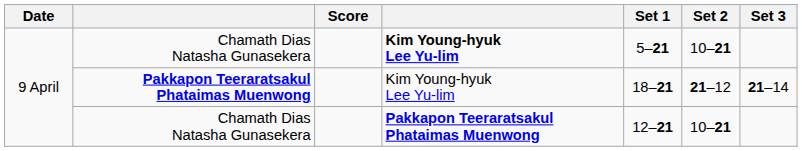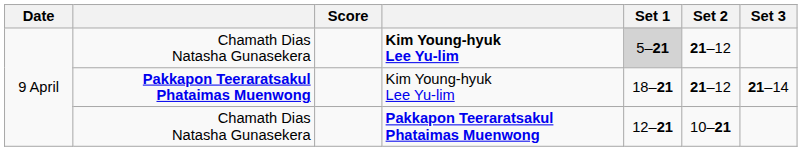(653, 48) no background -> (653, 48) lightgrey background
(710, 48) 10–21 -> (710, 48) 21–12
